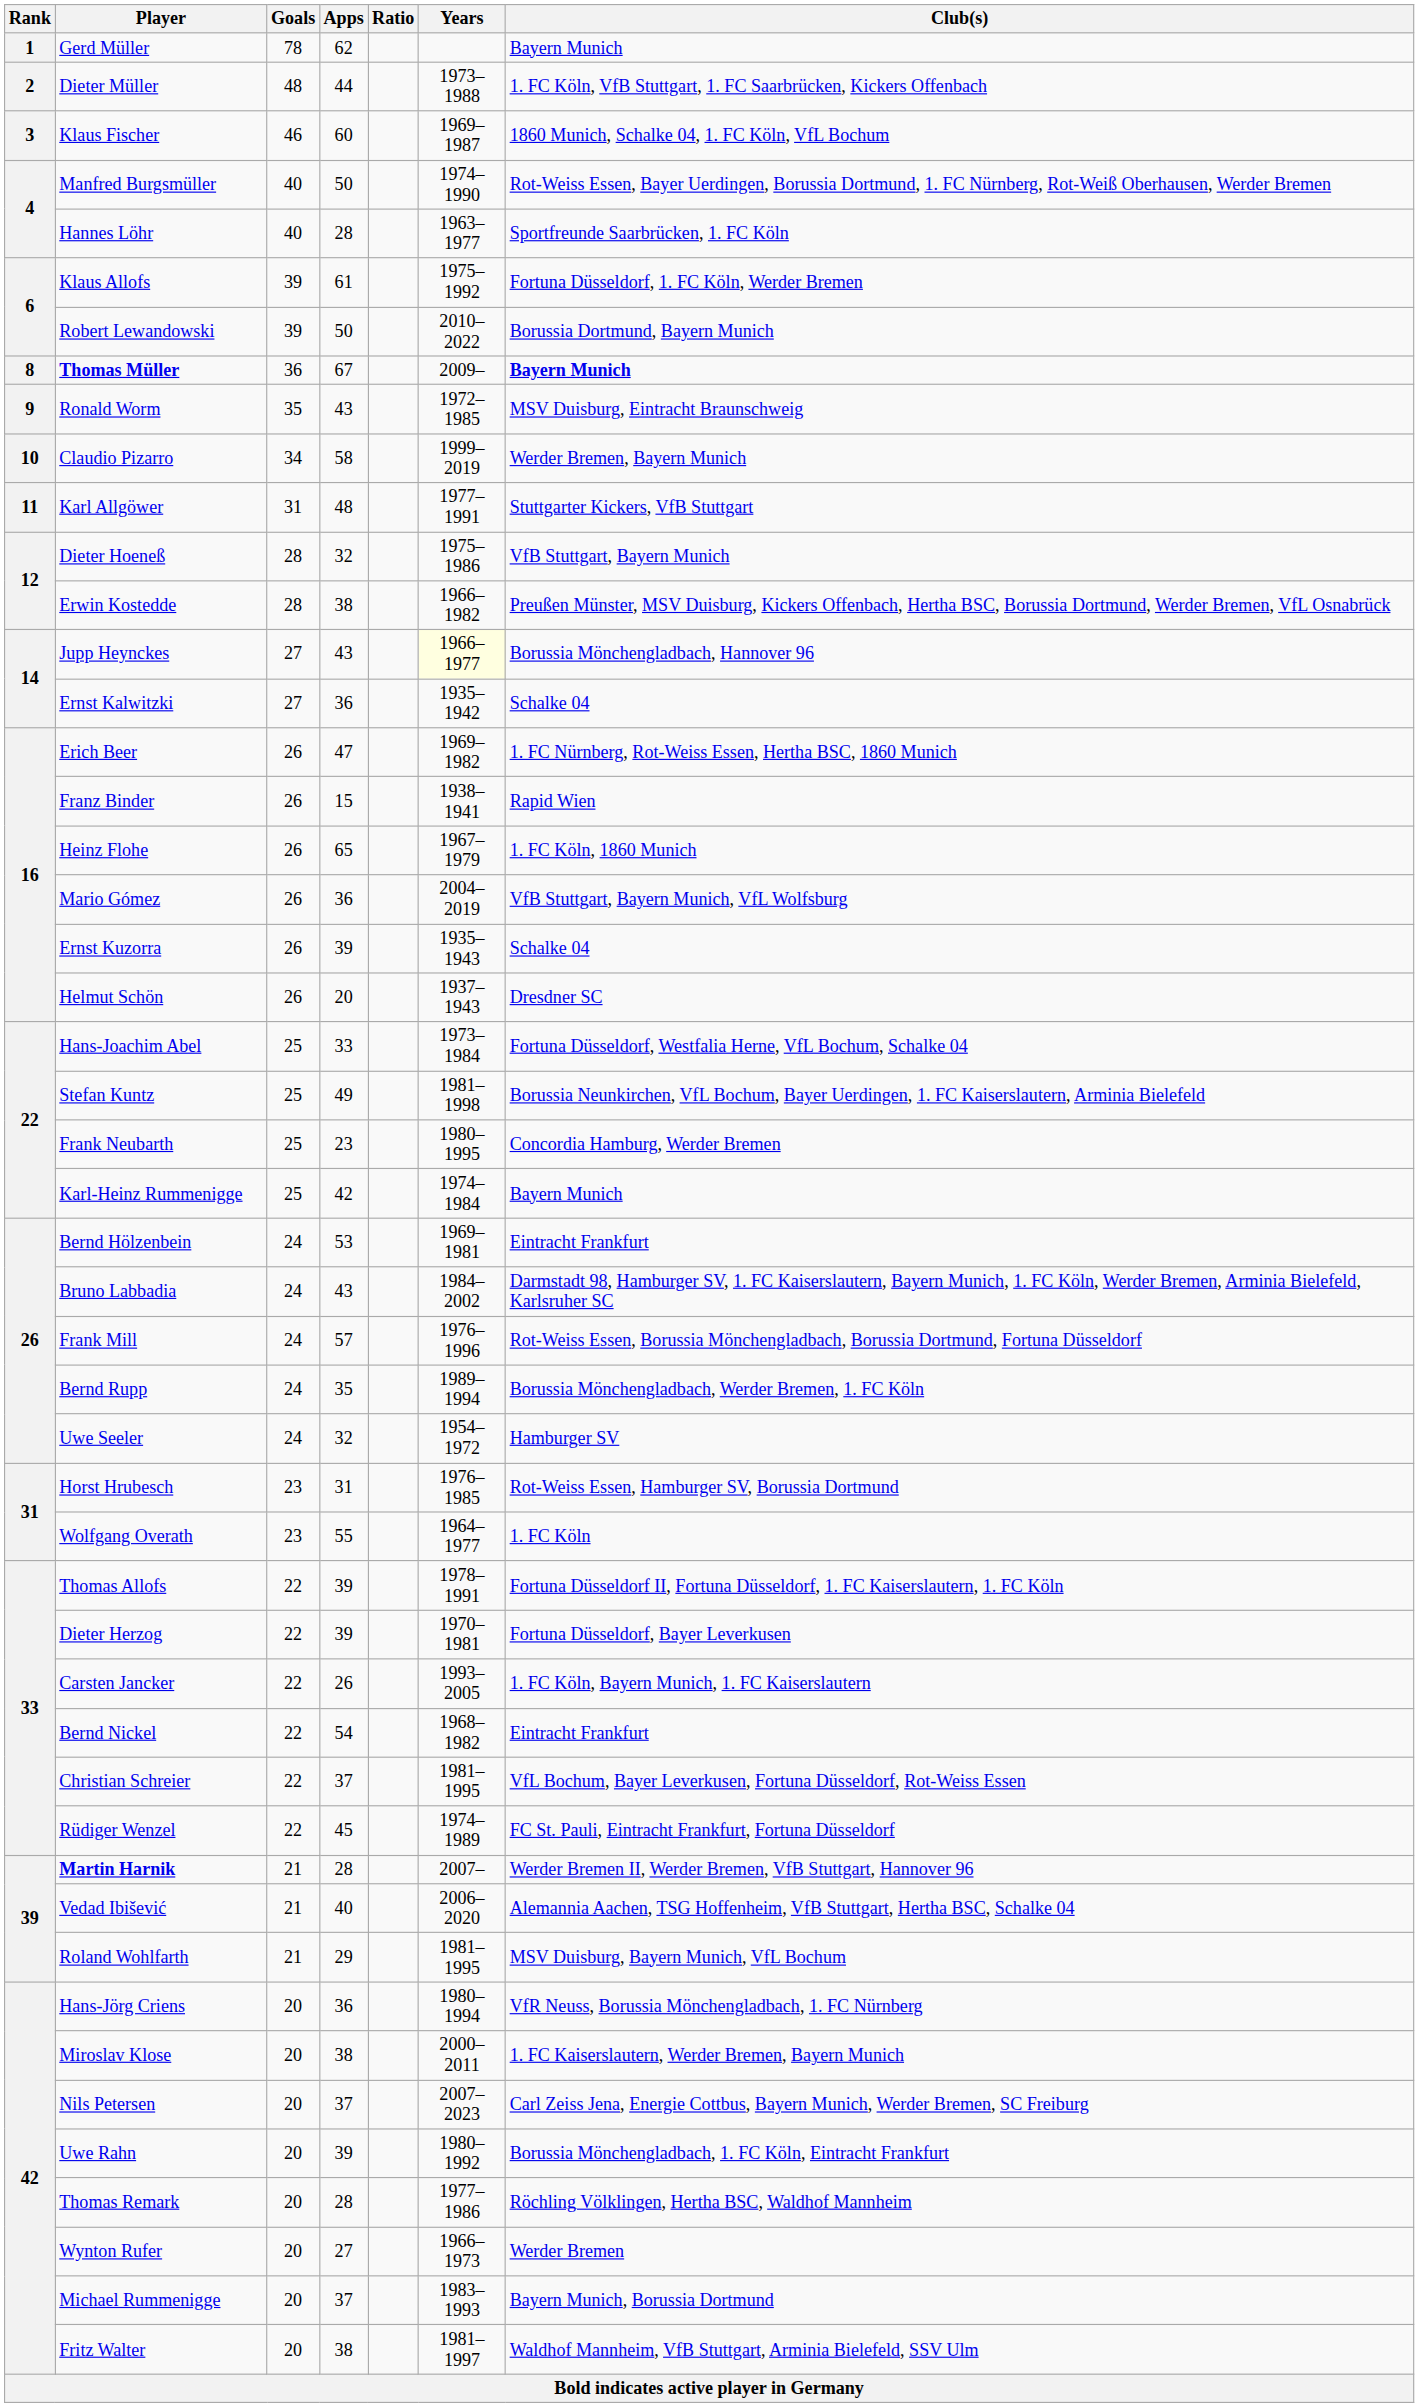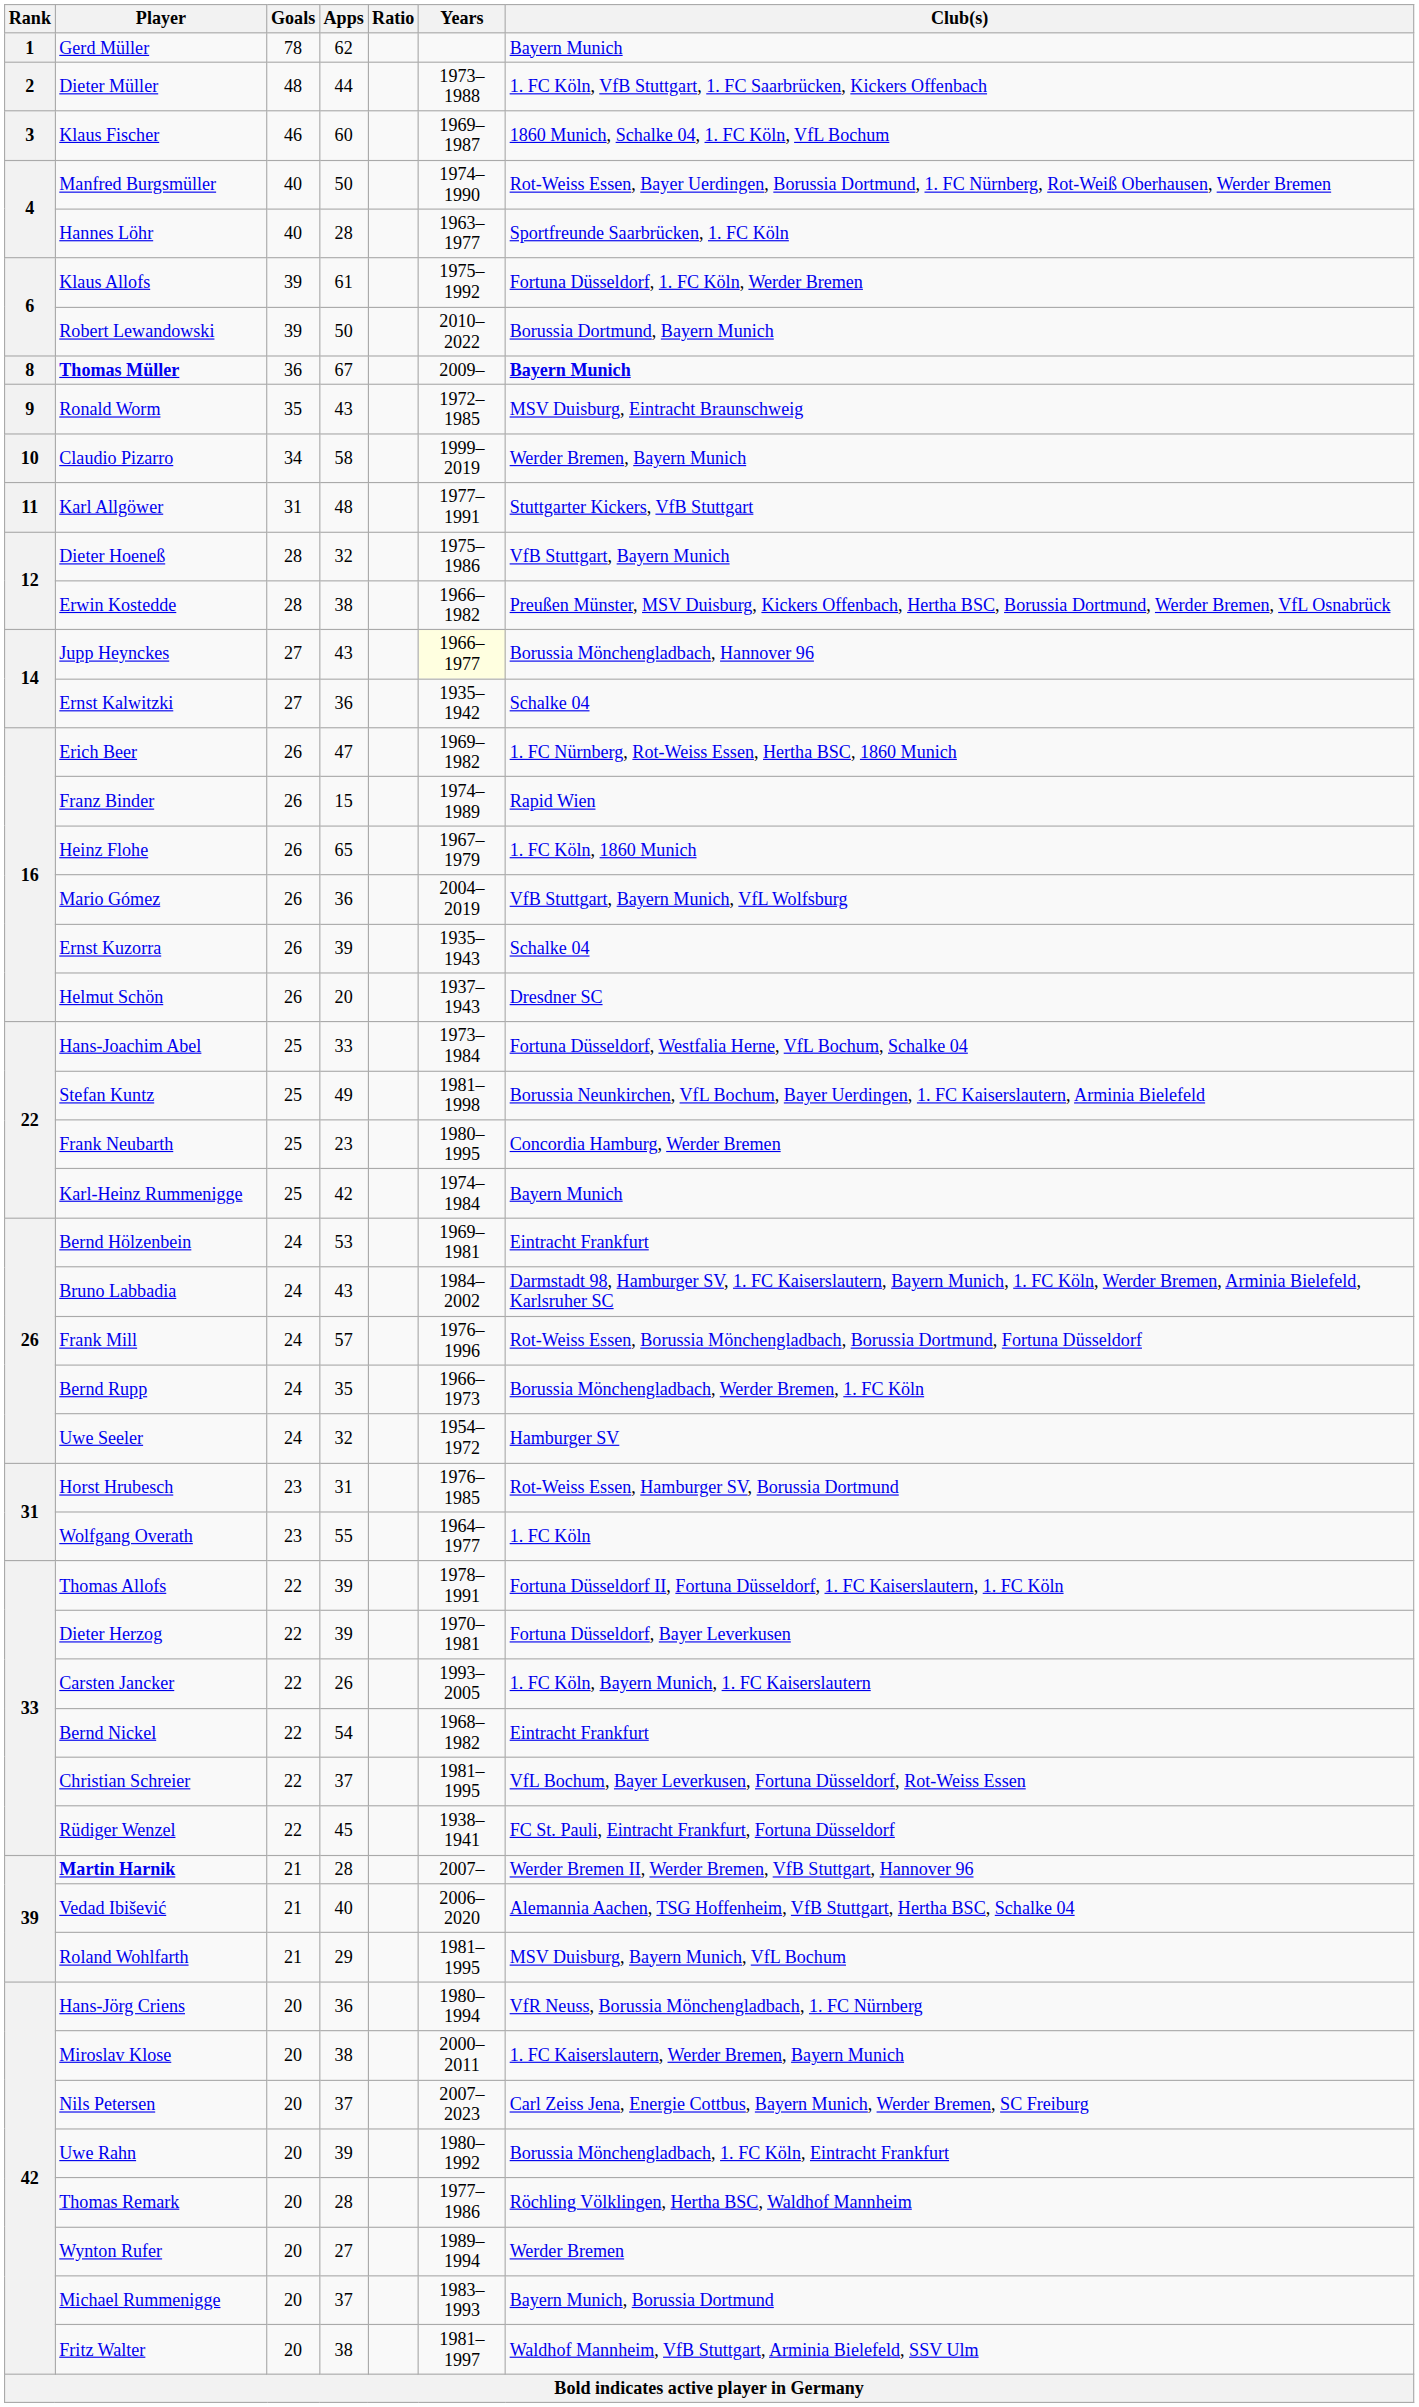(462, 801) 1938–1941 -> (462, 801) 1974–1989
(462, 1389) 1989–1994 -> (462, 1389) 1966–1973
(462, 1830) 1974–1989 -> (462, 1830) 1938–1941
(462, 2251) 1966–1973 -> (462, 2251) 1989–1994
